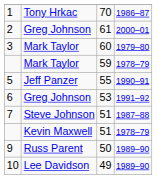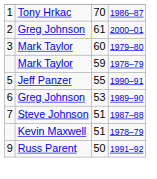(133, 98) 1991–92 -> (127, 98) 1989–90
(133, 149) 1989–90 -> (127, 149) 1991–92
- row: (13, 166)
